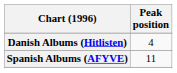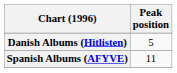(151, 42) 4 -> (151, 42) 5
